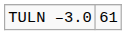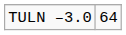(108, 17) 61 -> (108, 17) 64
